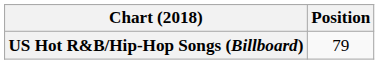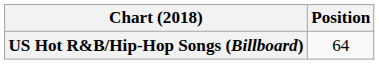(341, 45) 79 -> (341, 45) 64
